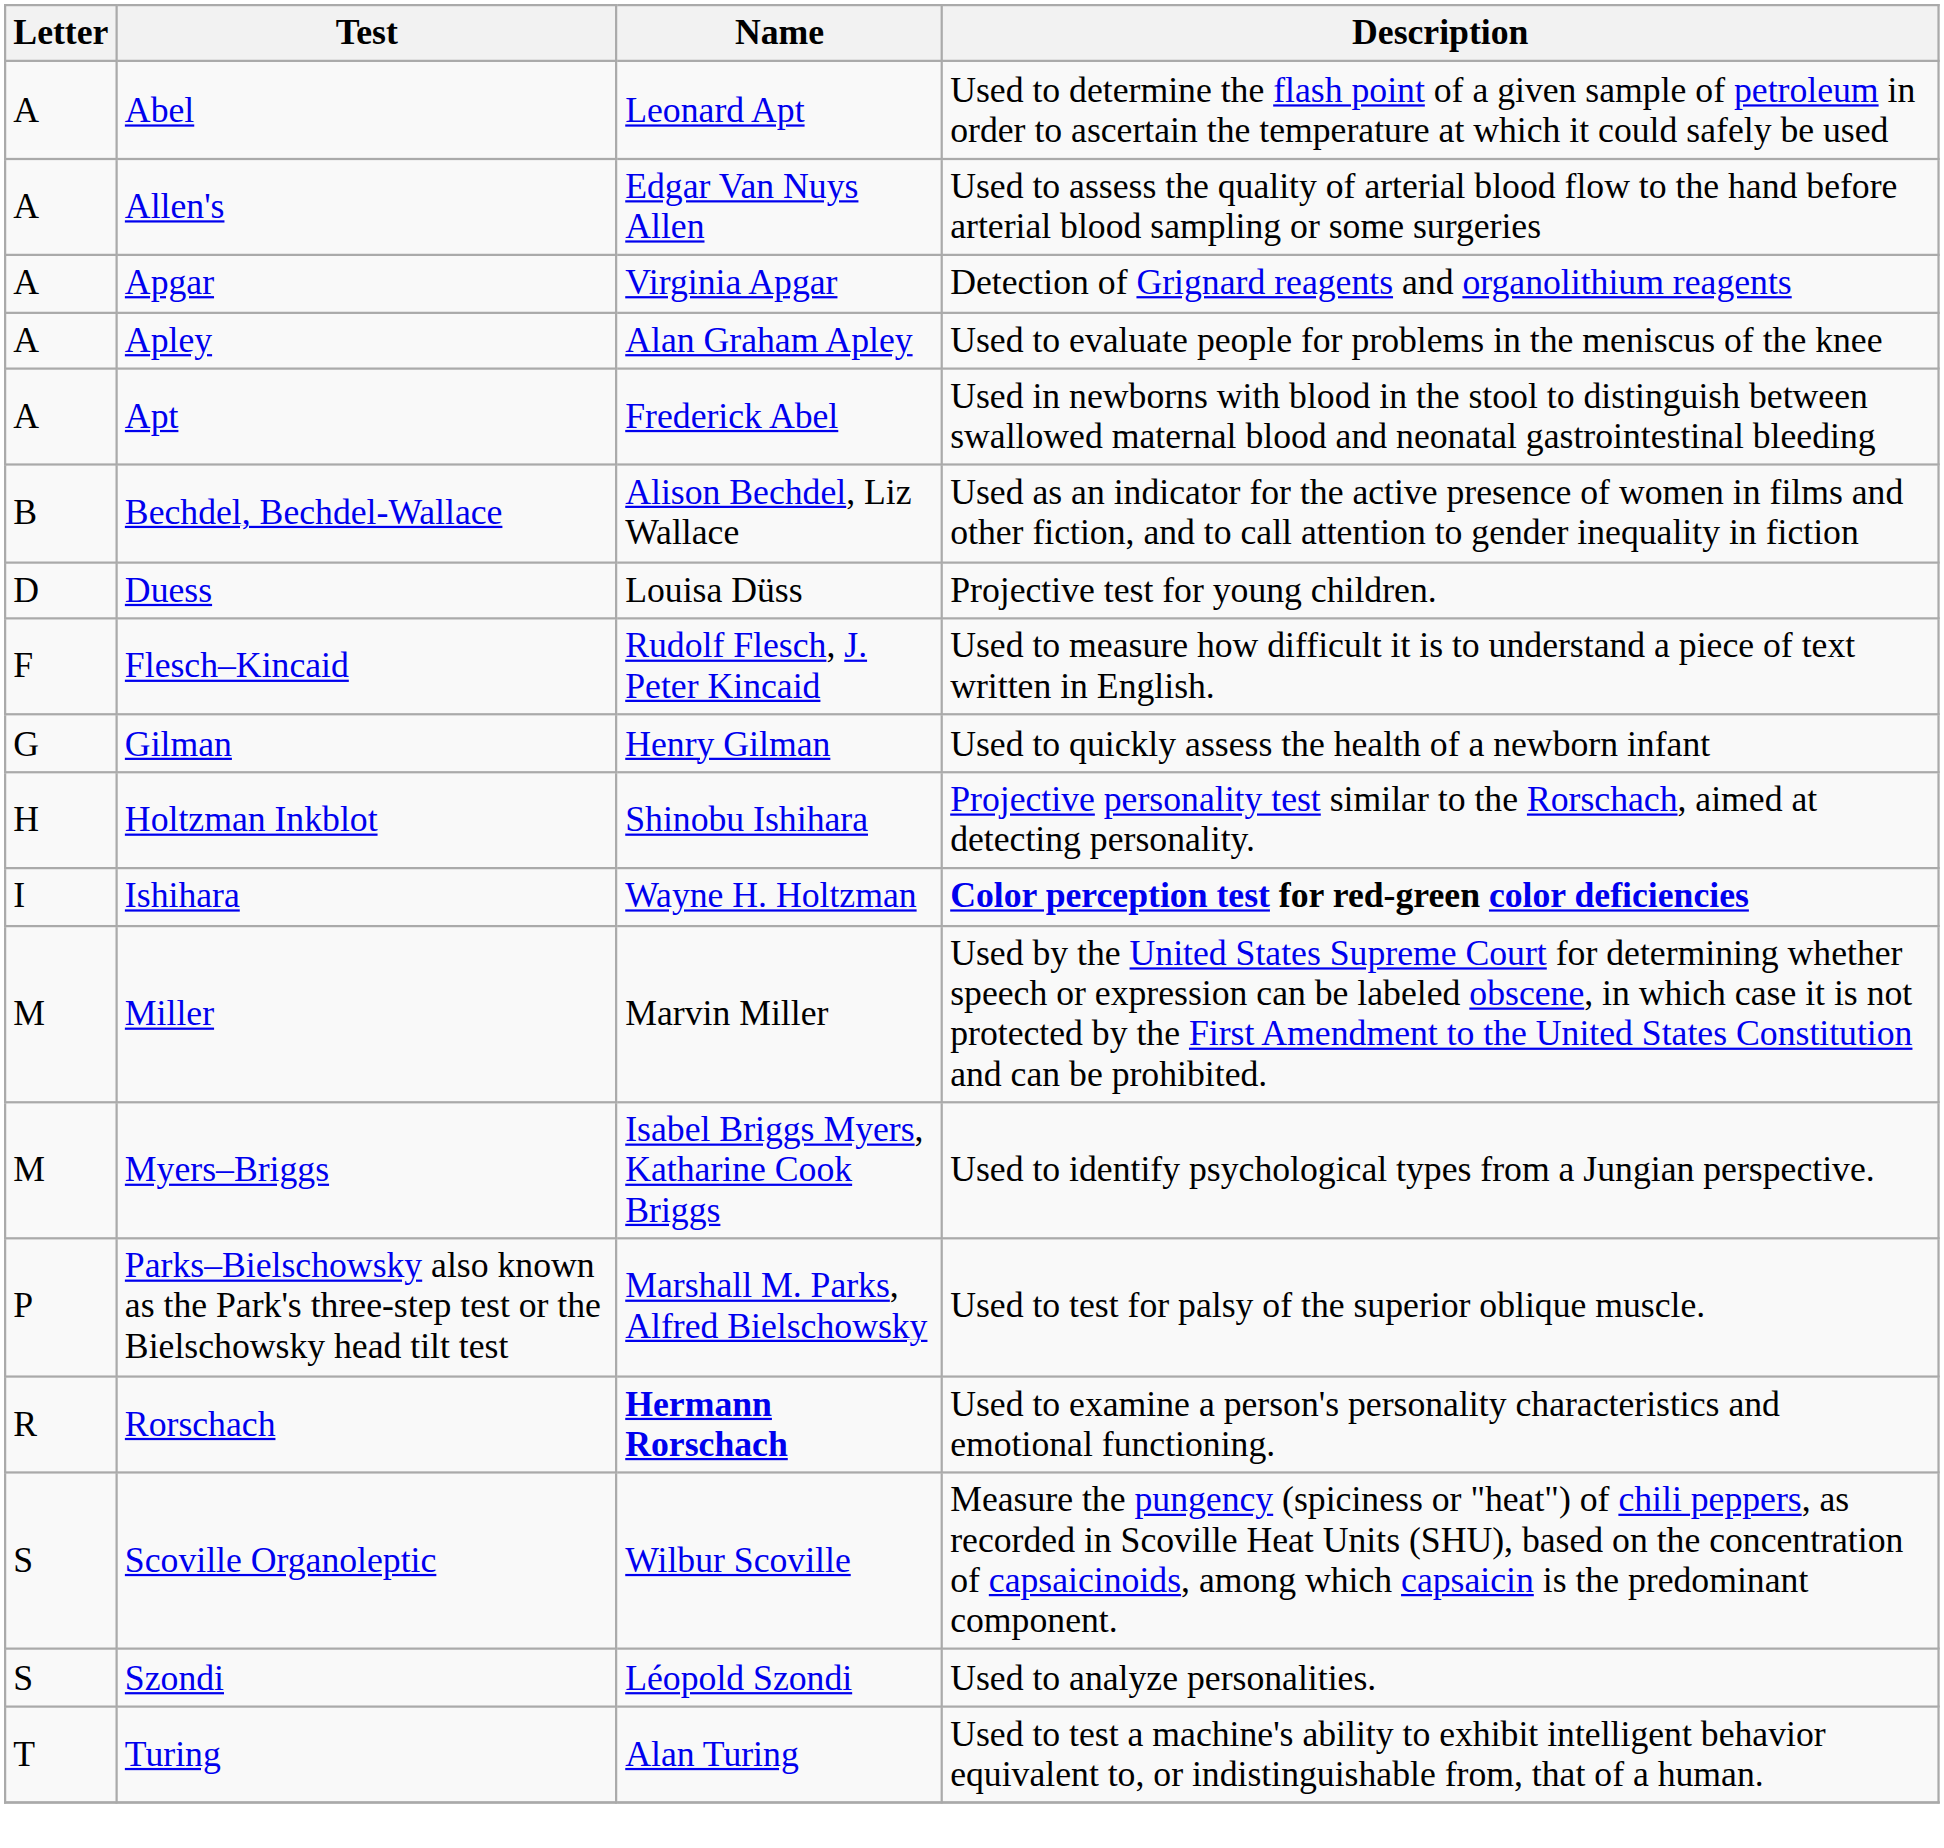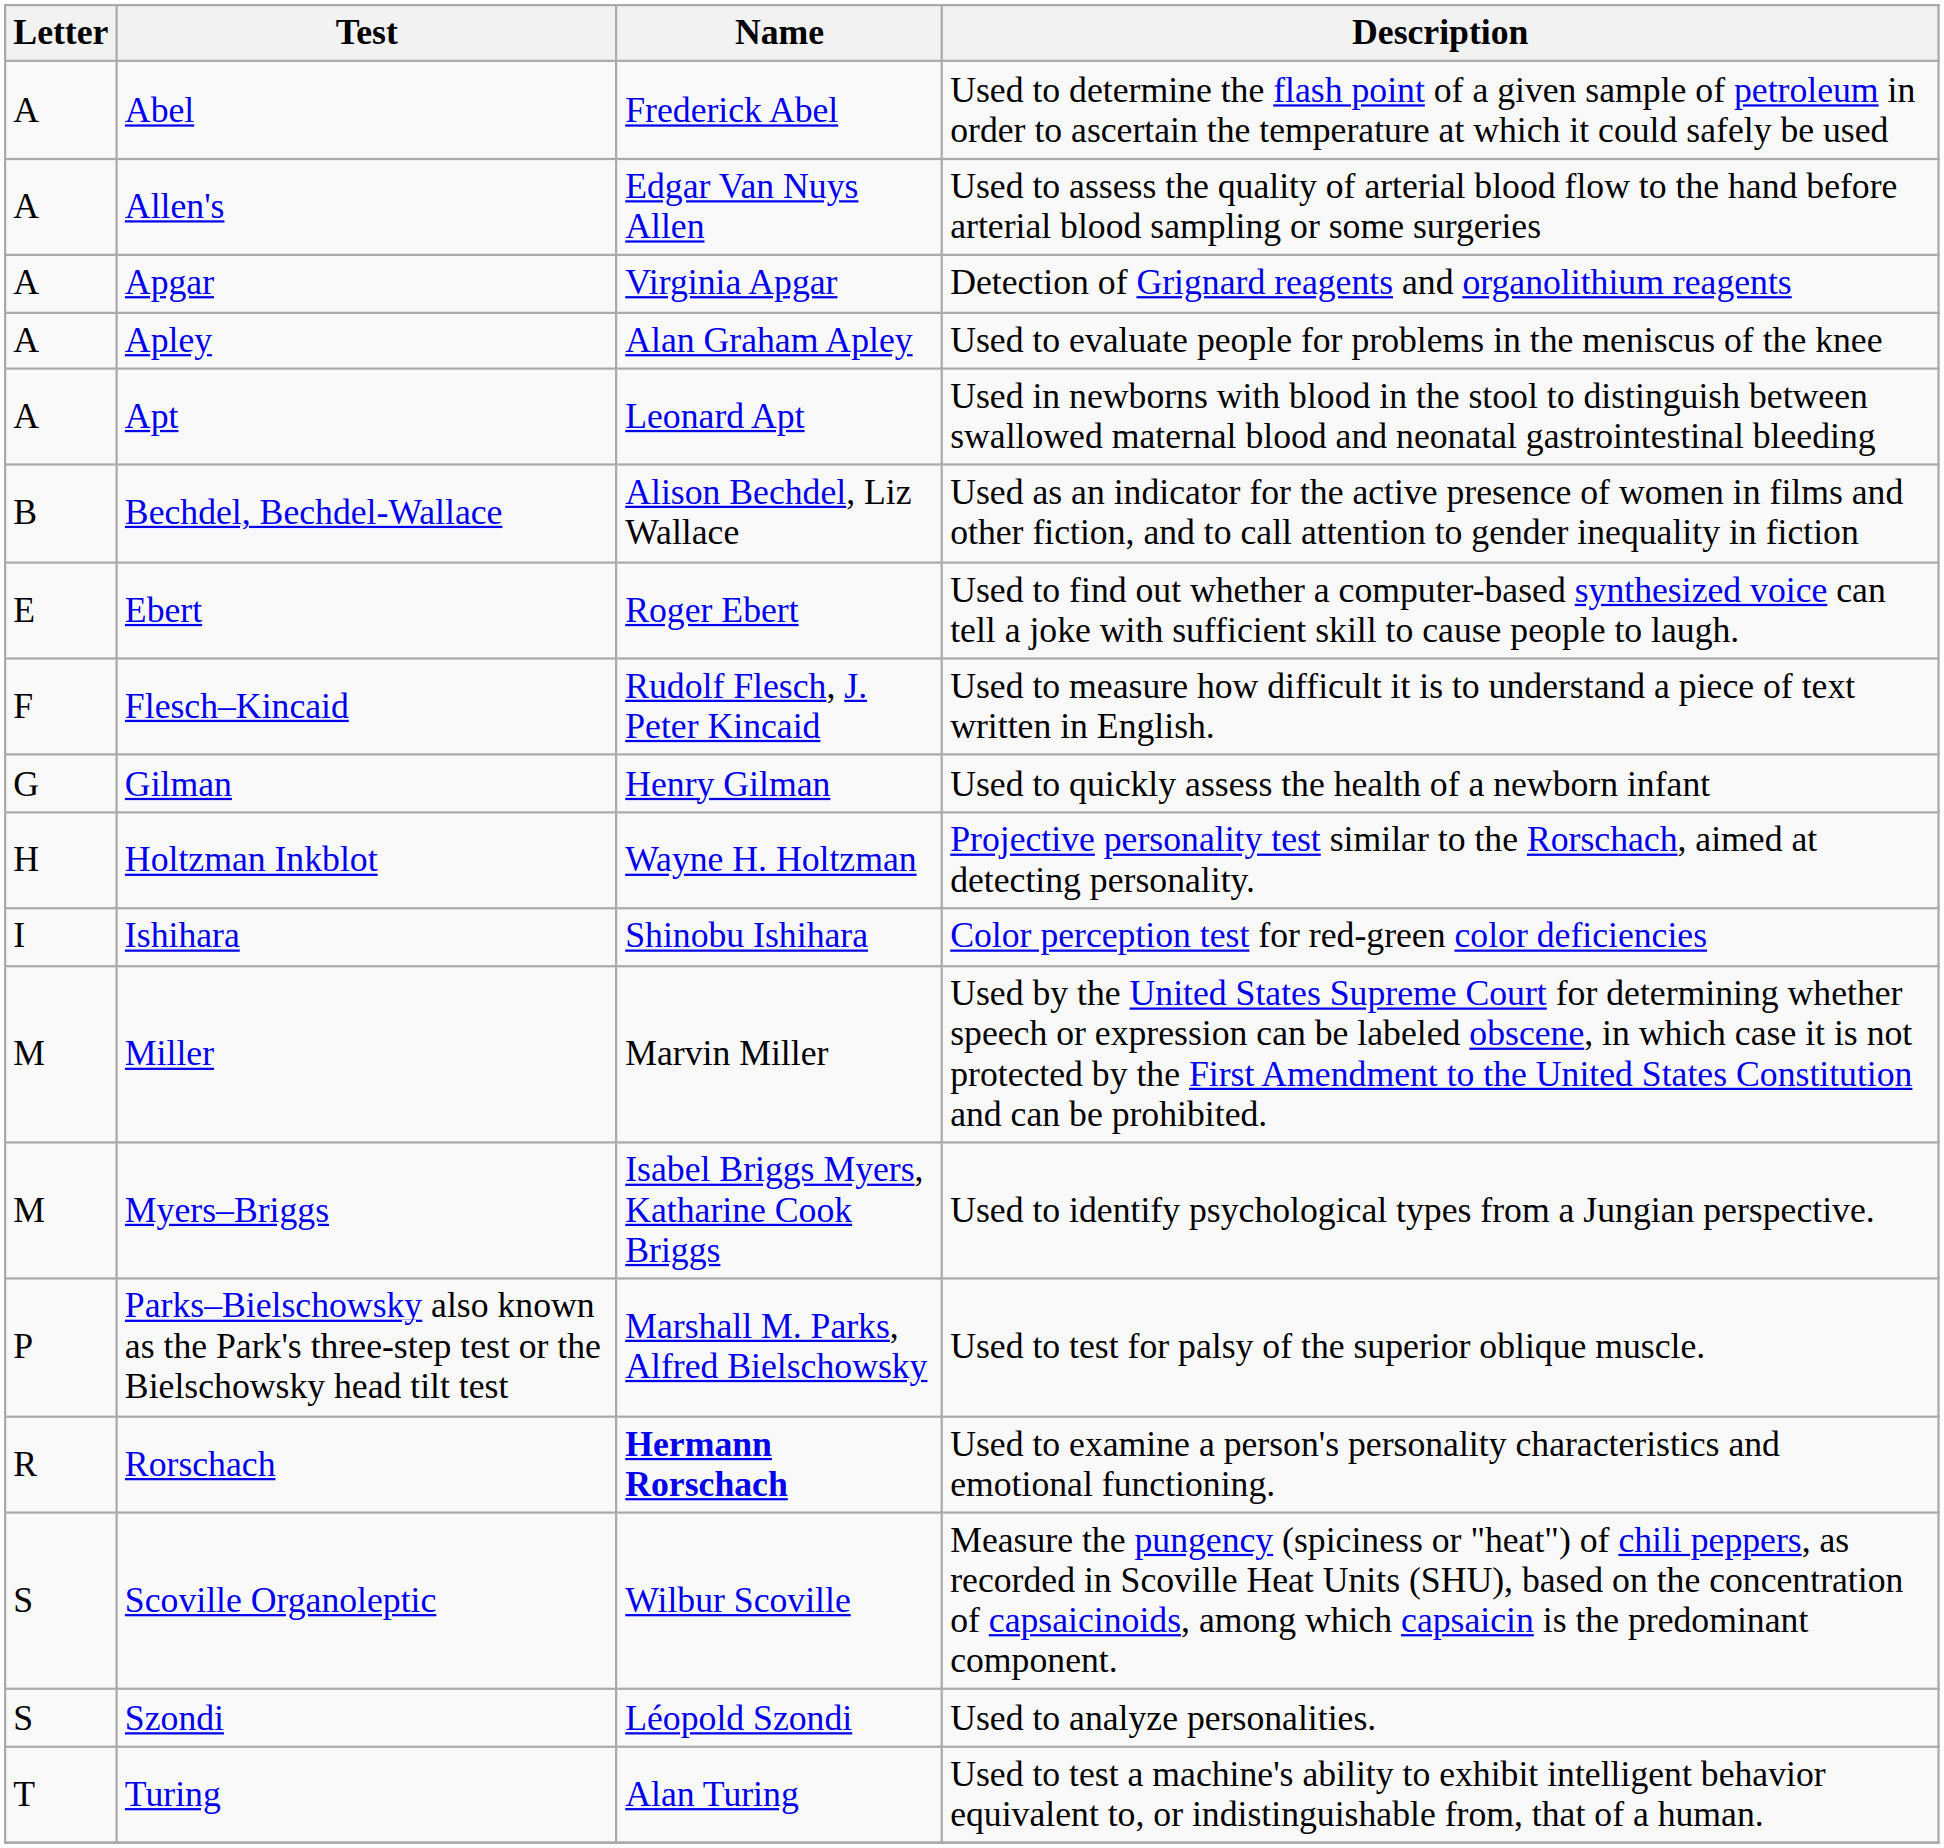(715, 109) Leonard Apt -> (732, 109) Frederick Abel
(732, 416) Frederick Abel -> (715, 416) Leonard Apt
- row: (168, 589)
+ row: (164, 609)
(747, 819) Shinobu Ishihara -> (771, 859) Wayne H. Holtzman
(771, 896) Wayne H. Holtzman -> (747, 936) Shinobu Ishihara
(1350, 896) bold -> (1329, 936) normal
